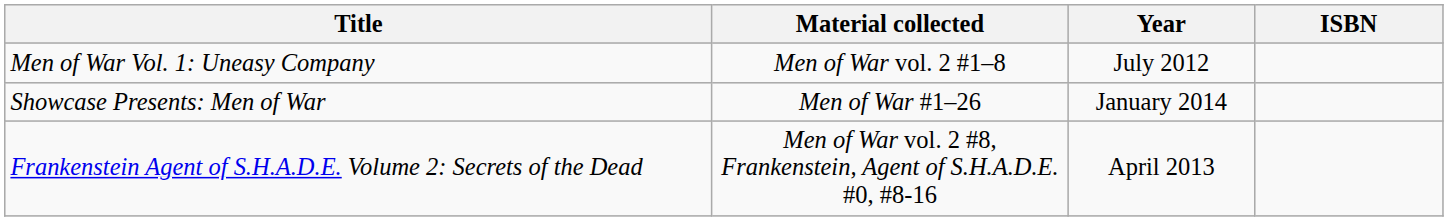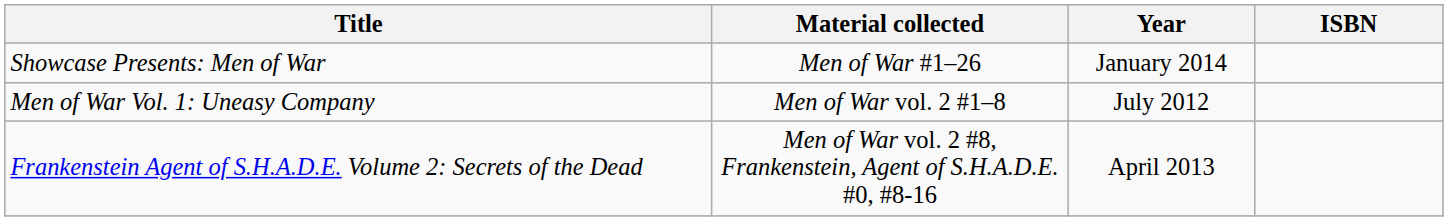rows swapped: (168, 101) <-> (193, 62)
